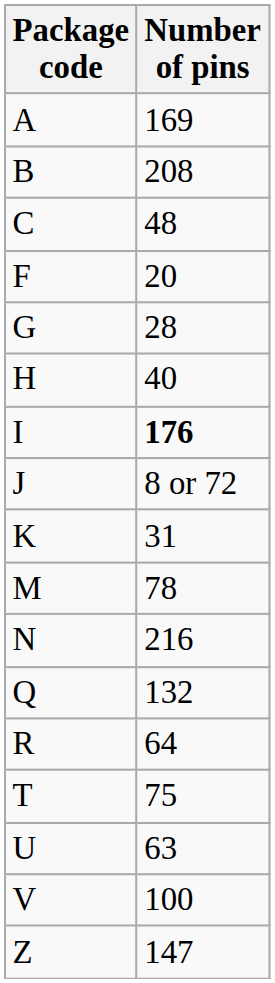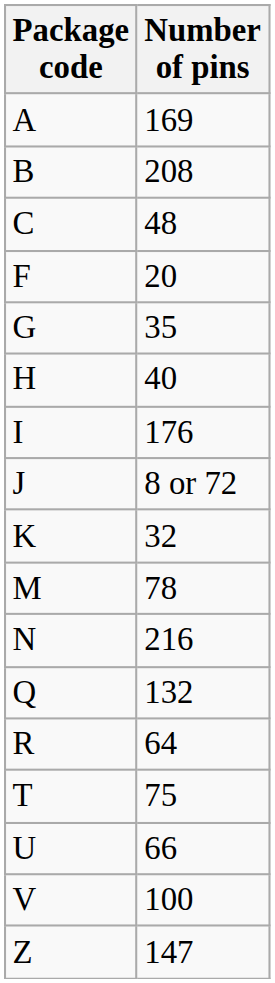(161, 327) 28 -> (161, 327) 35
(169, 431) bold -> (169, 431) normal
(161, 535) 31 -> (161, 535) 32
(161, 847) 63 -> (161, 847) 66
